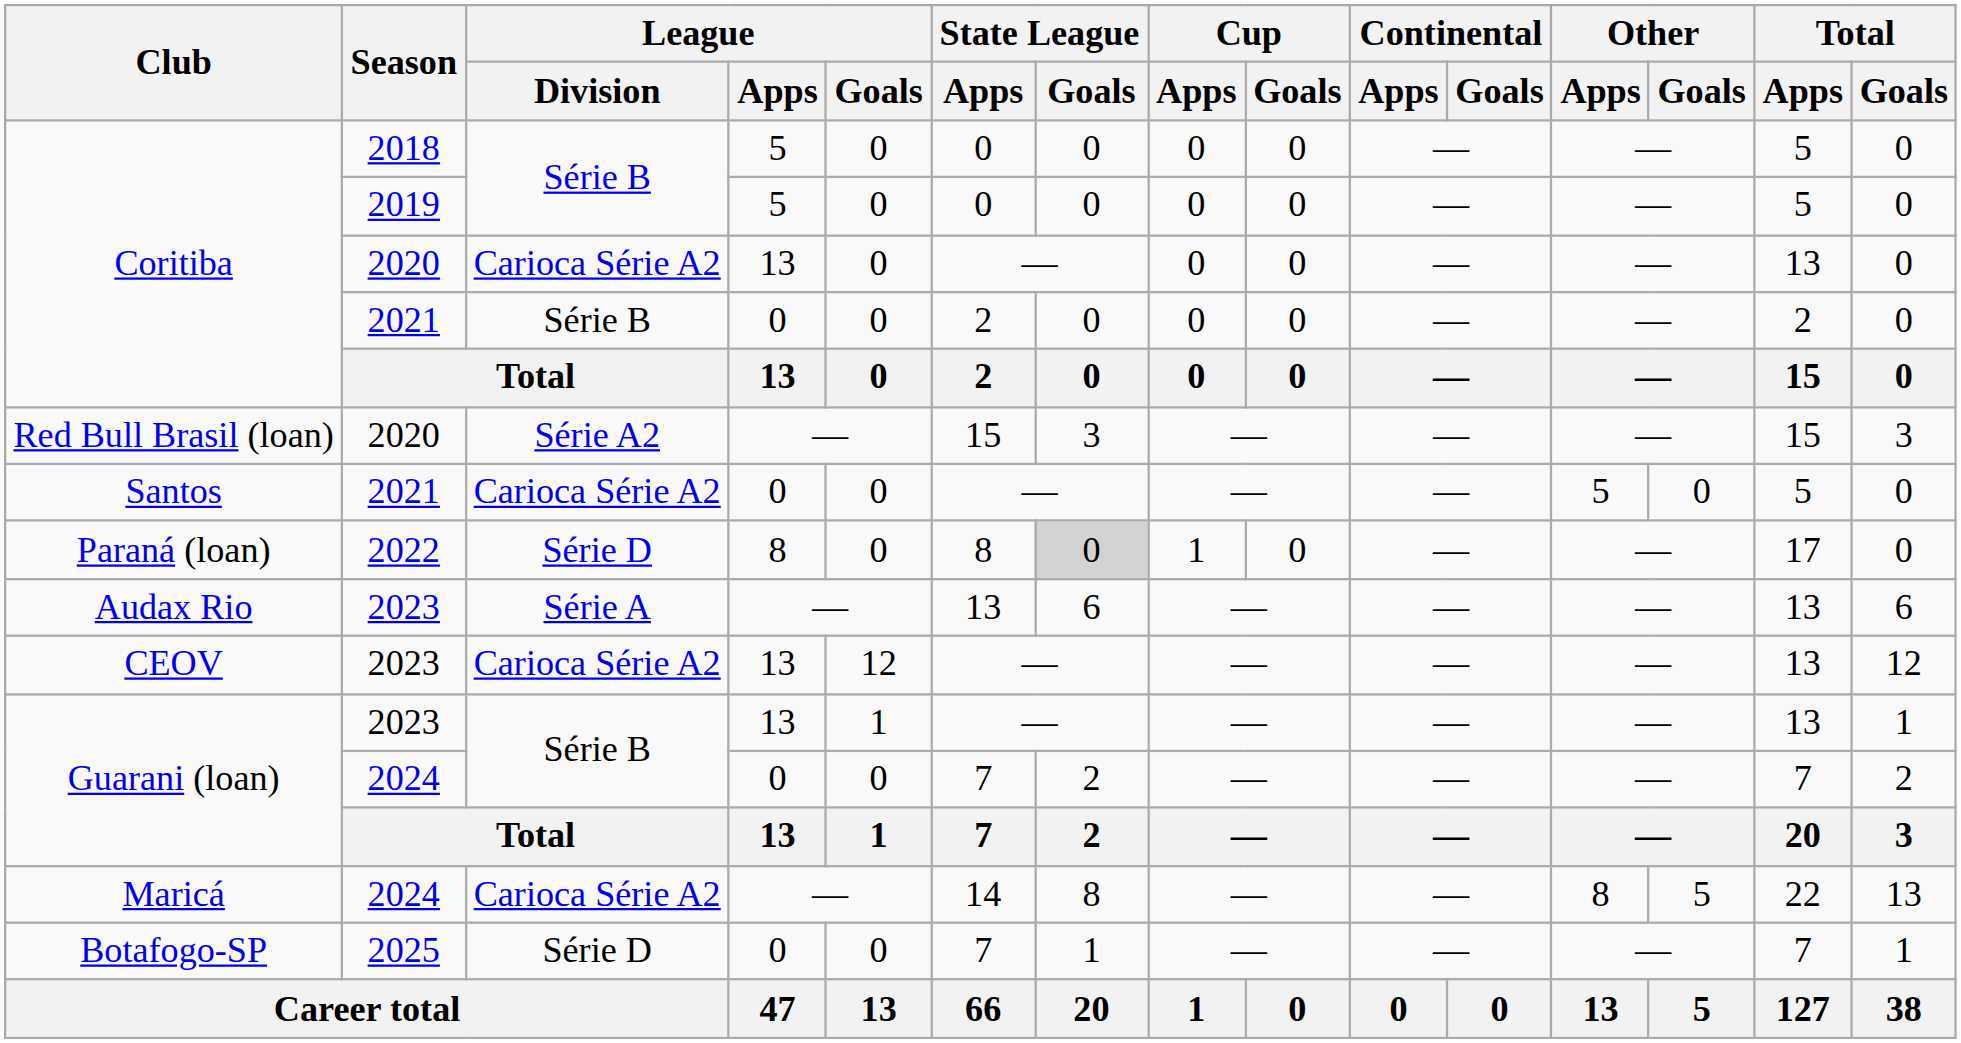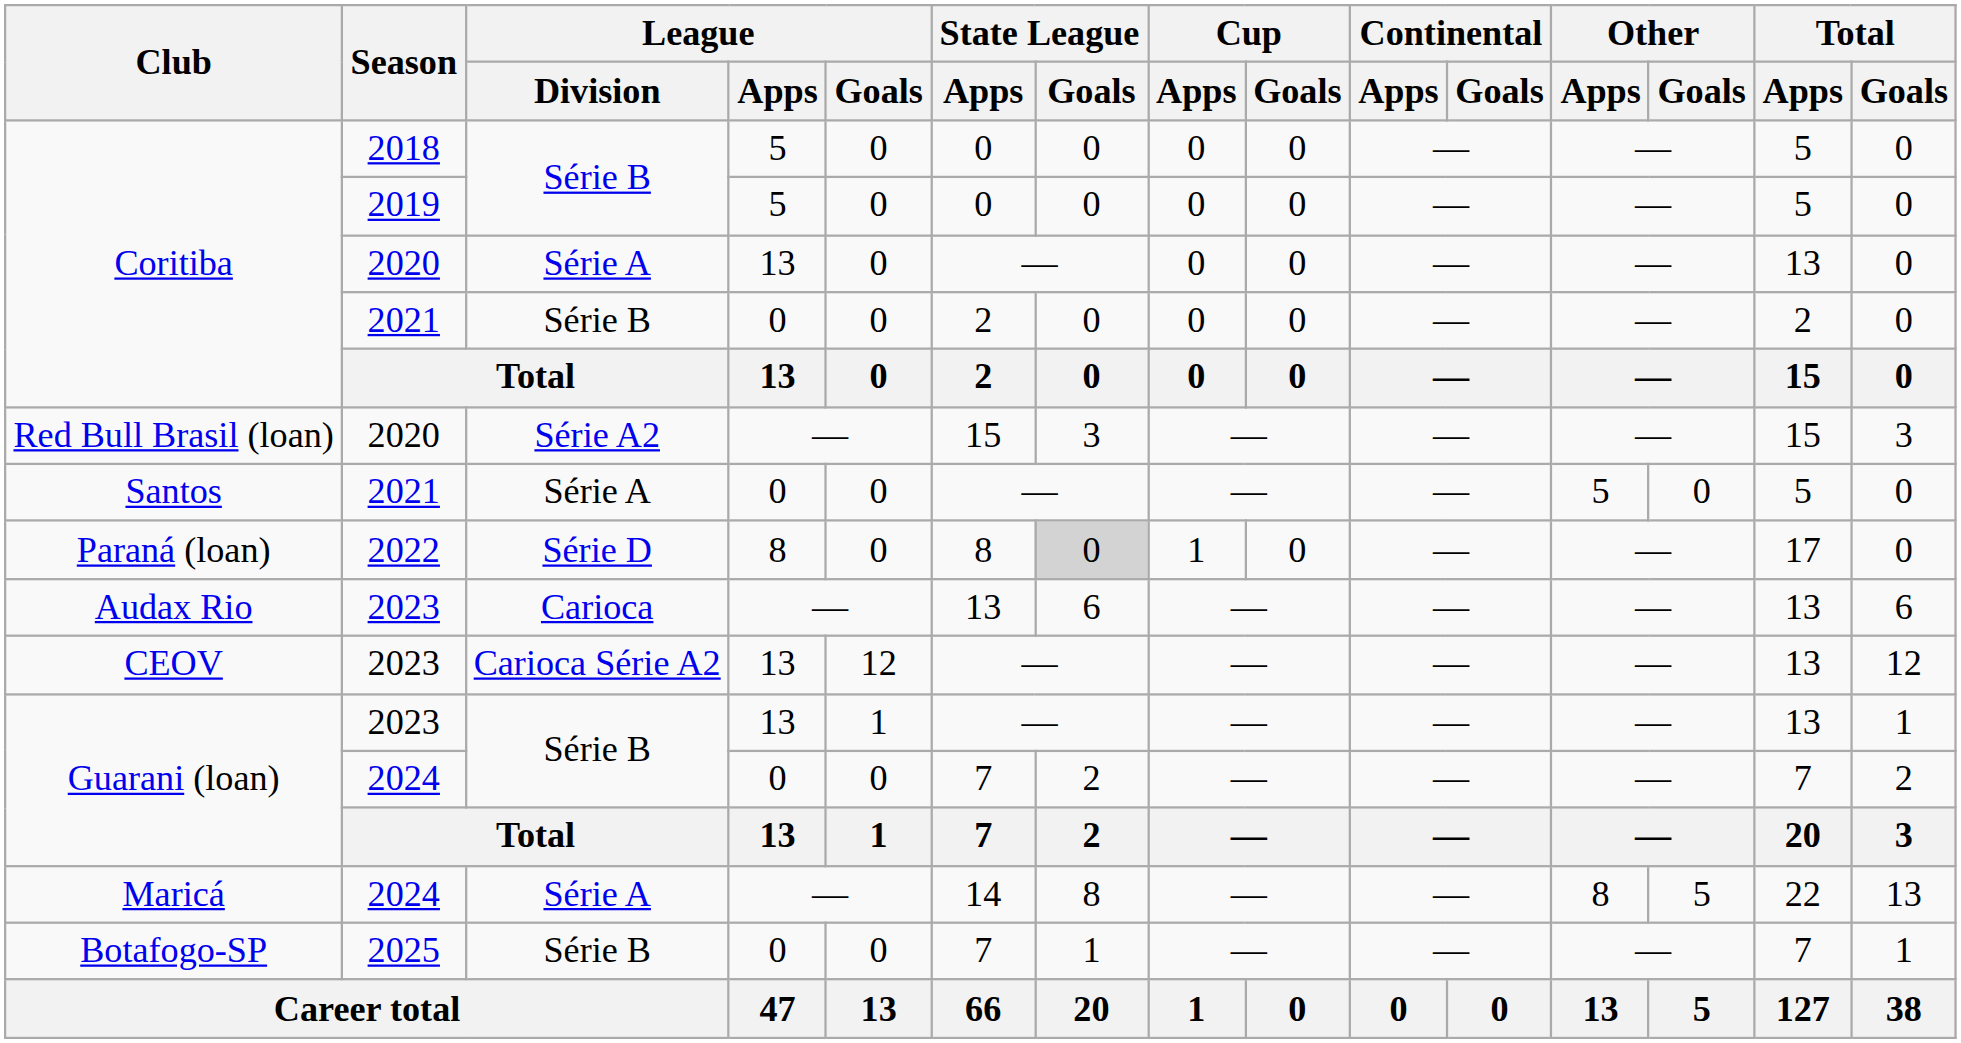(597, 262) Carioca Série A2 -> (597, 262) Série A
(597, 491) Carioca Série A2 -> (597, 491) Série A
(597, 606) Série A -> (597, 606) Carioca
(597, 893) Carioca Série A2 -> (597, 893) Série A
(597, 950) Série D -> (597, 950) Série B
